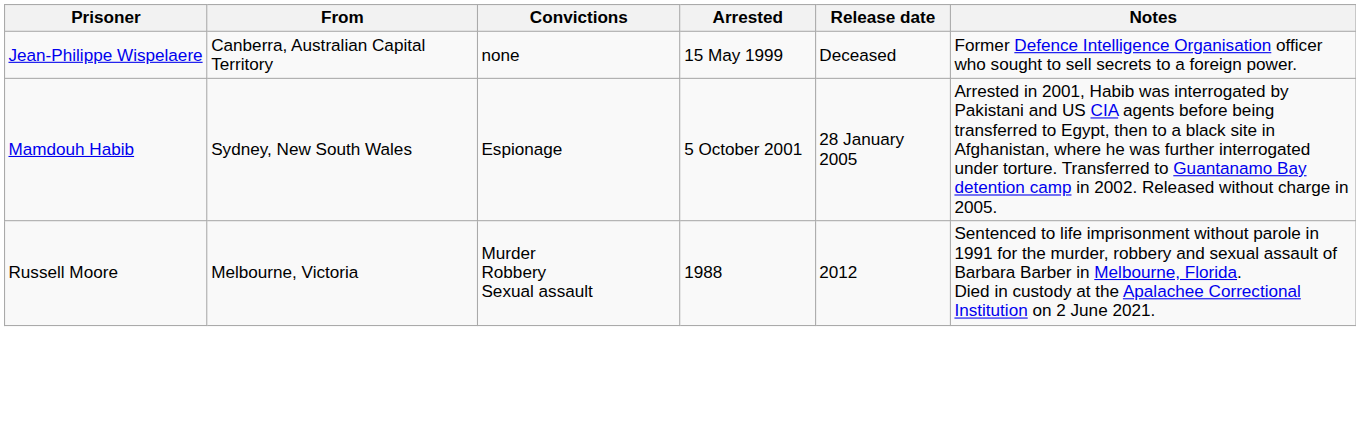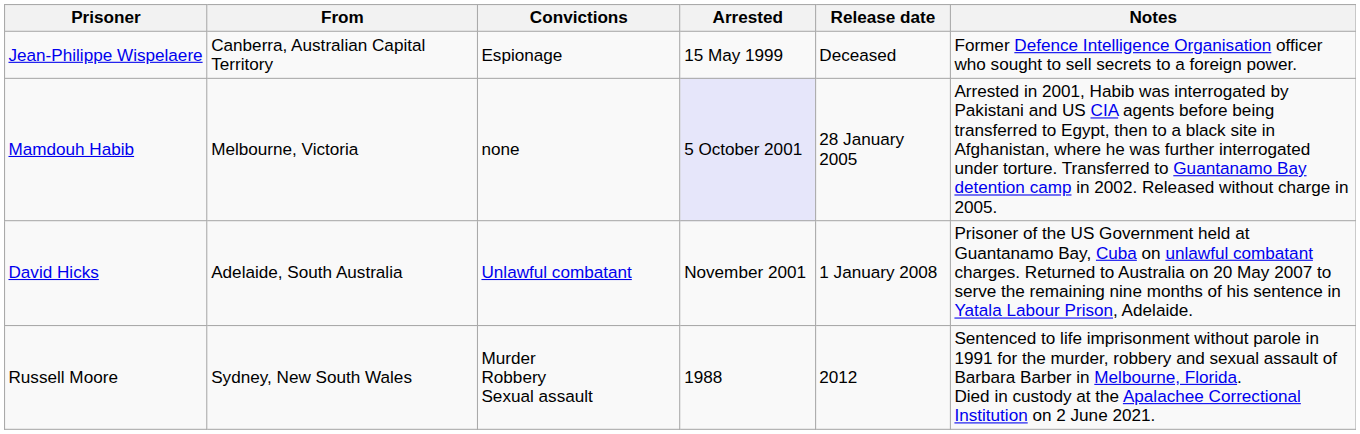(500, 54) none -> (522, 54) Espionage
(312, 149) Sydney, New South Wales -> (285, 149) Melbourne, Victoria
(522, 149) Espionage -> (500, 149) none
(743, 149) no background -> (743, 149) lavender background
+ row: (54, 272)
(285, 272) Melbourne, Victoria -> (312, 377) Sydney, New South Wales
